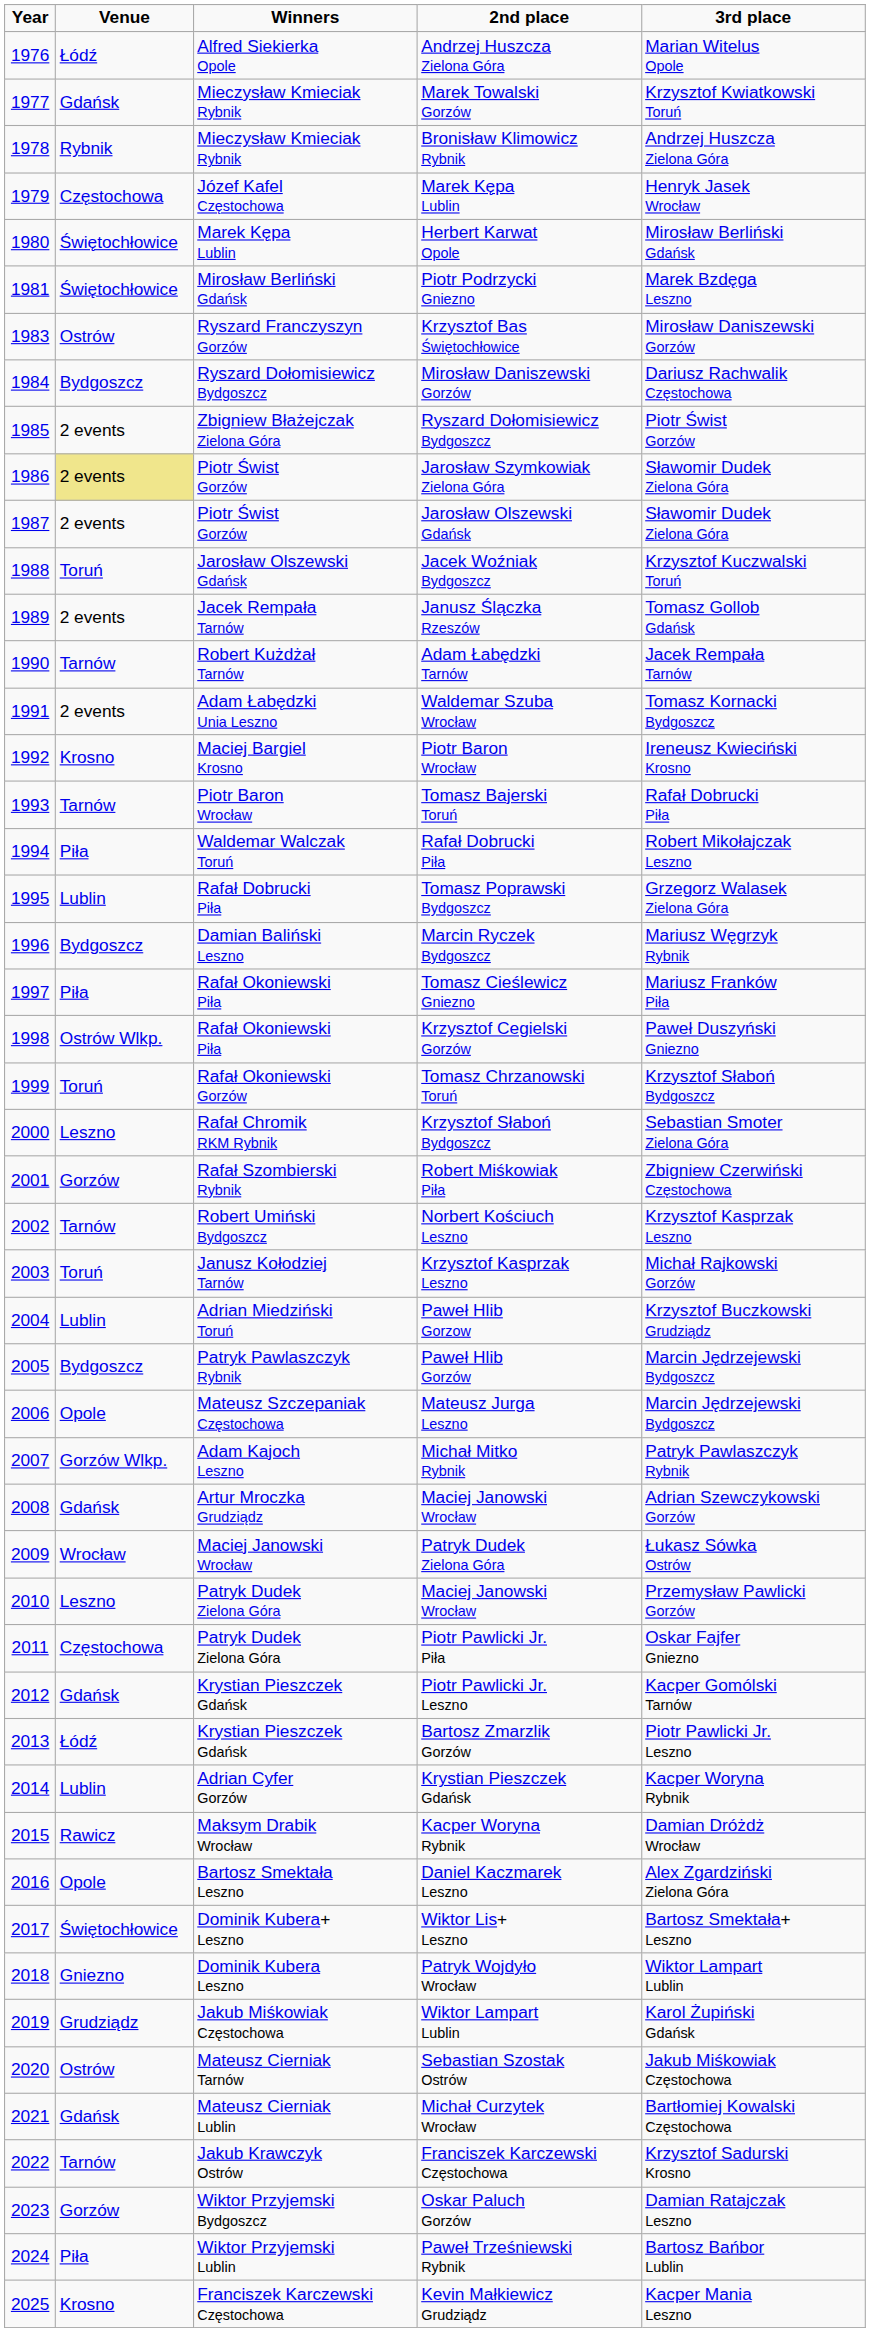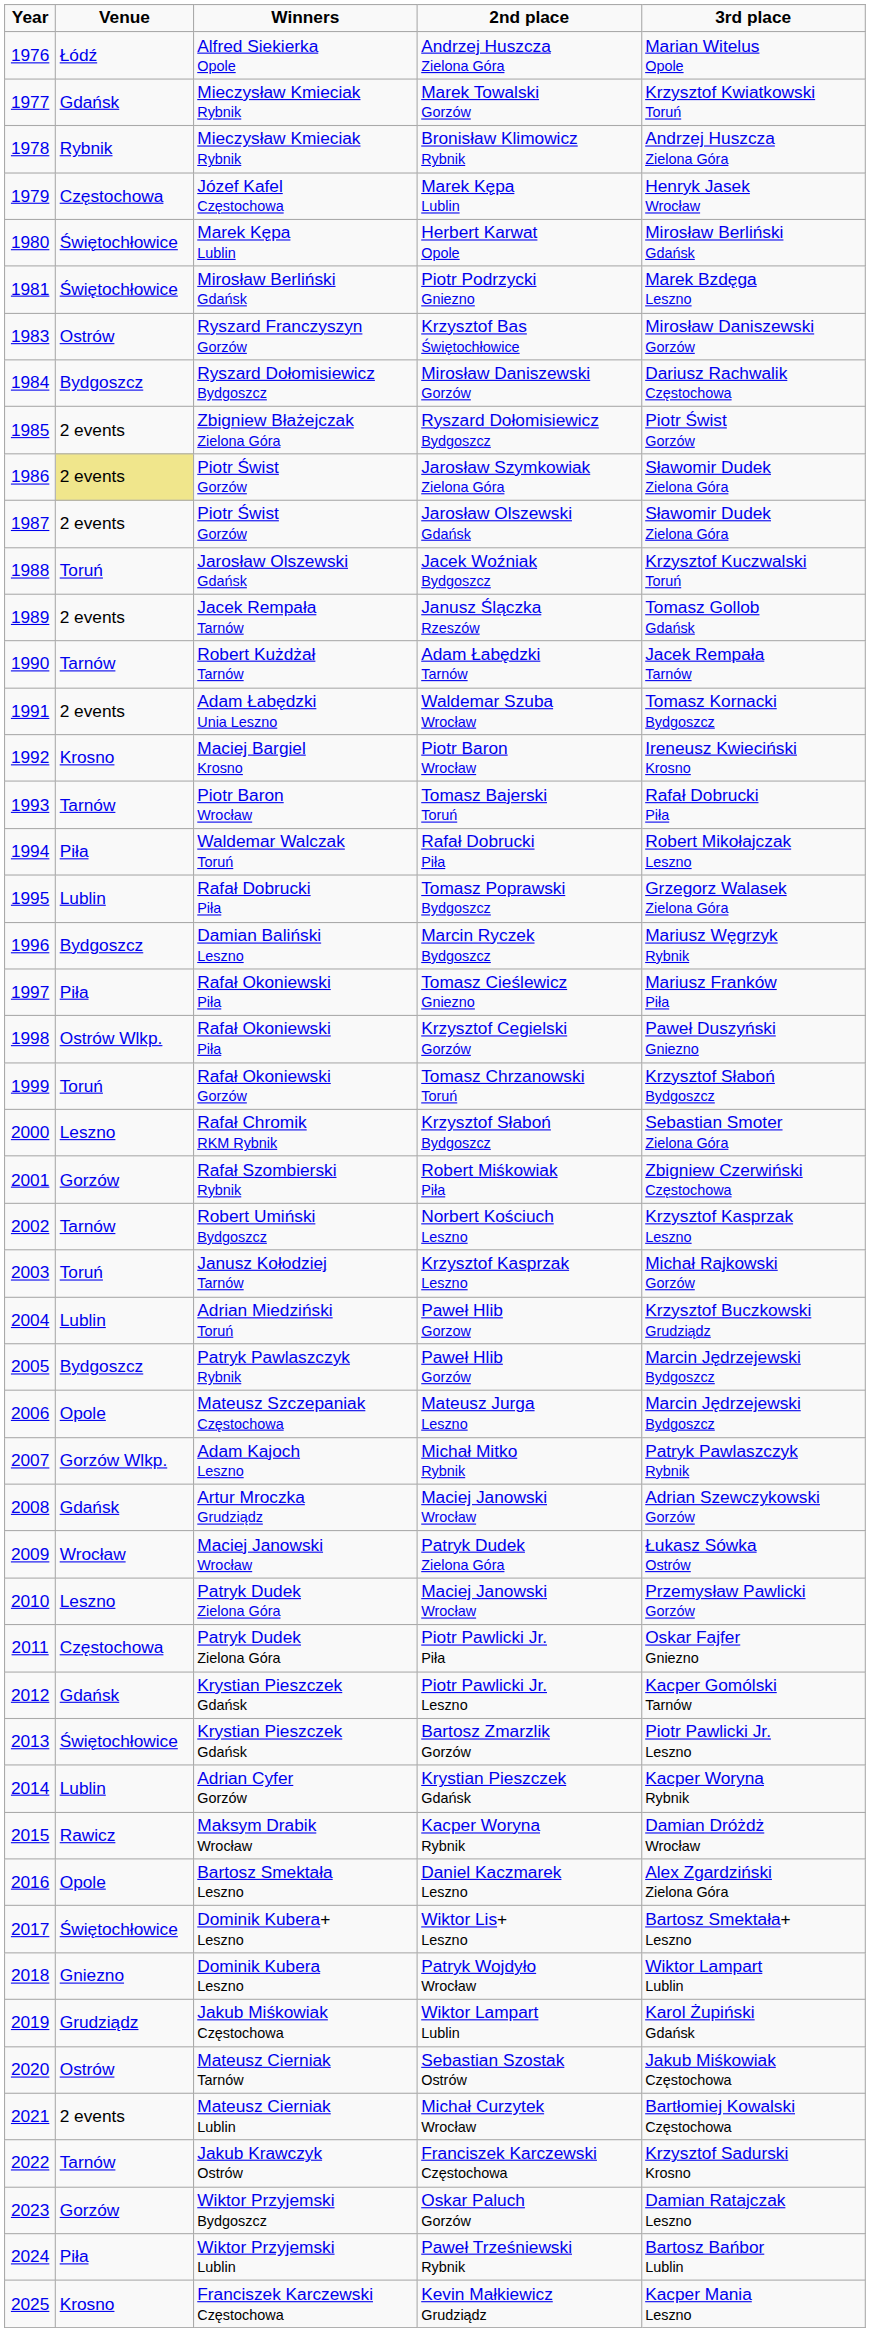(78, 1741) Łódź -> (119, 1741) Świętochłowice
(89, 2116) Gdańsk -> (92, 2116) 2 events
